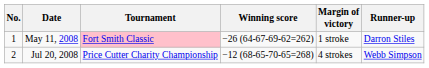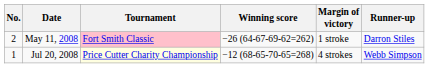(14, 39) 1 -> (14, 39) 2
(14, 55) 2 -> (14, 55) 1
(150, 55) no background -> (150, 55) lightyellow background
